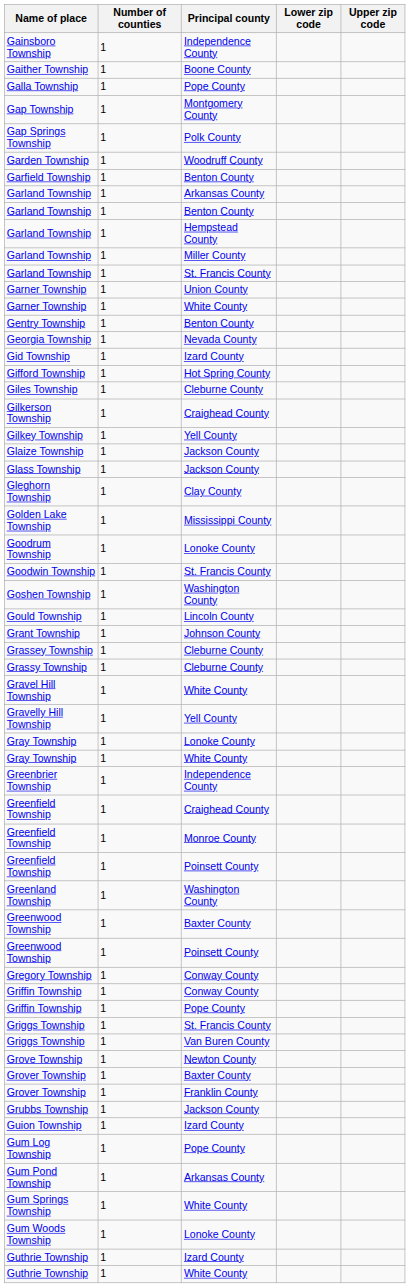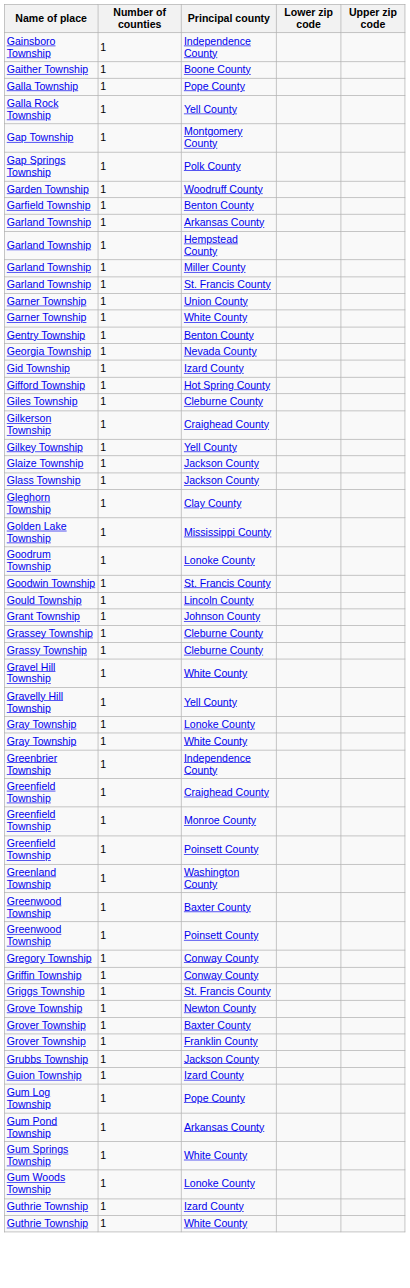+ row: (33, 109)
- row: (49, 211)
- row: (49, 594)
- row: (44, 1008)
- row: (46, 1042)
